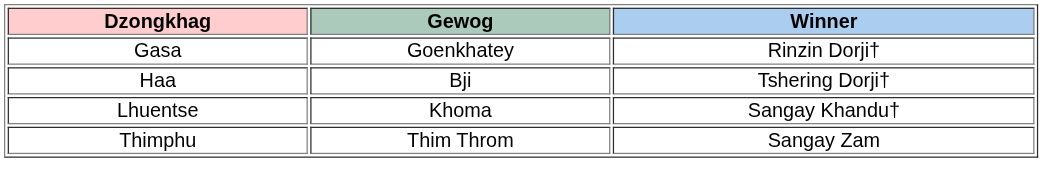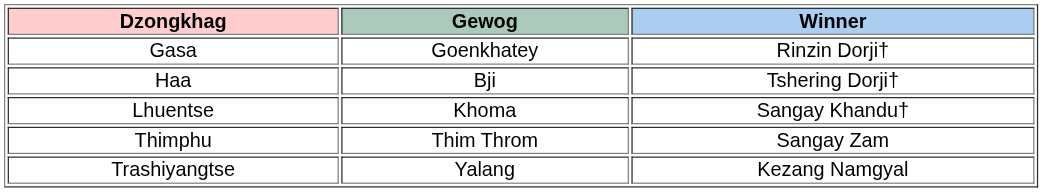+ row: (173, 170)
